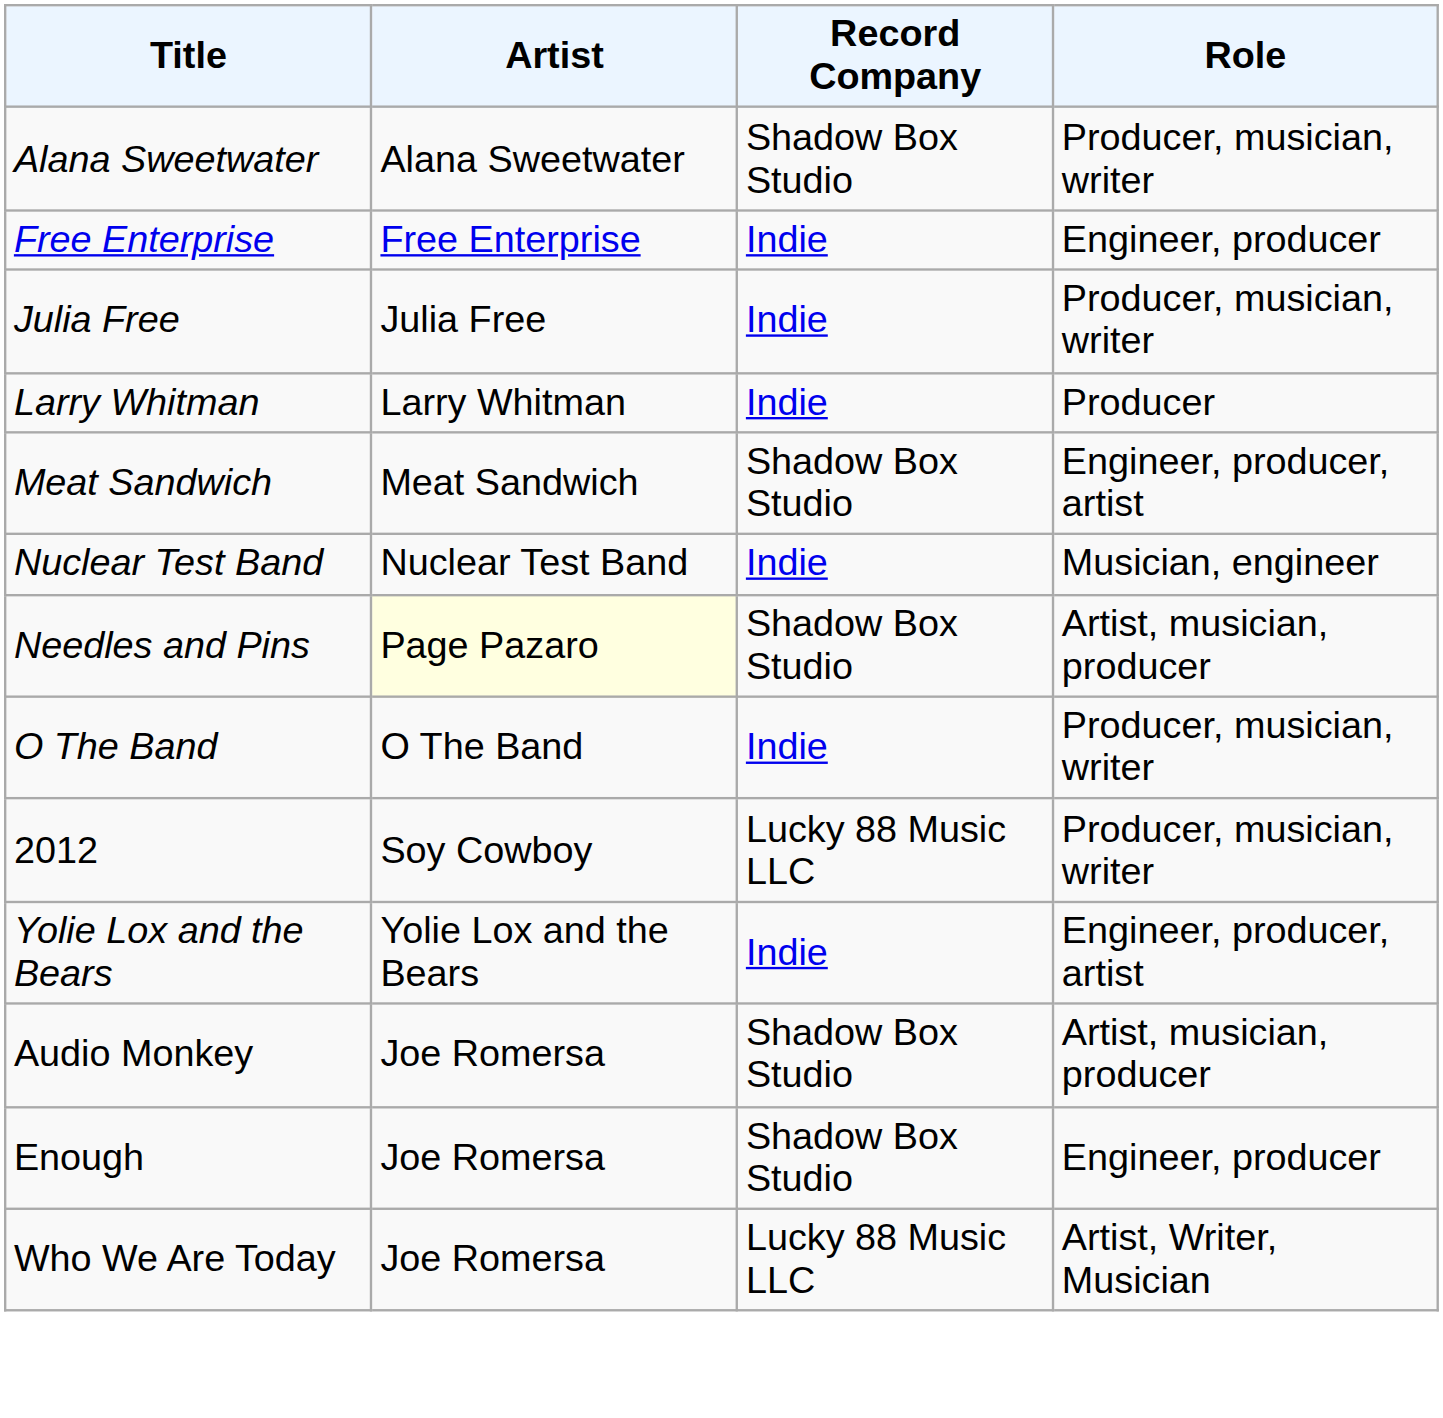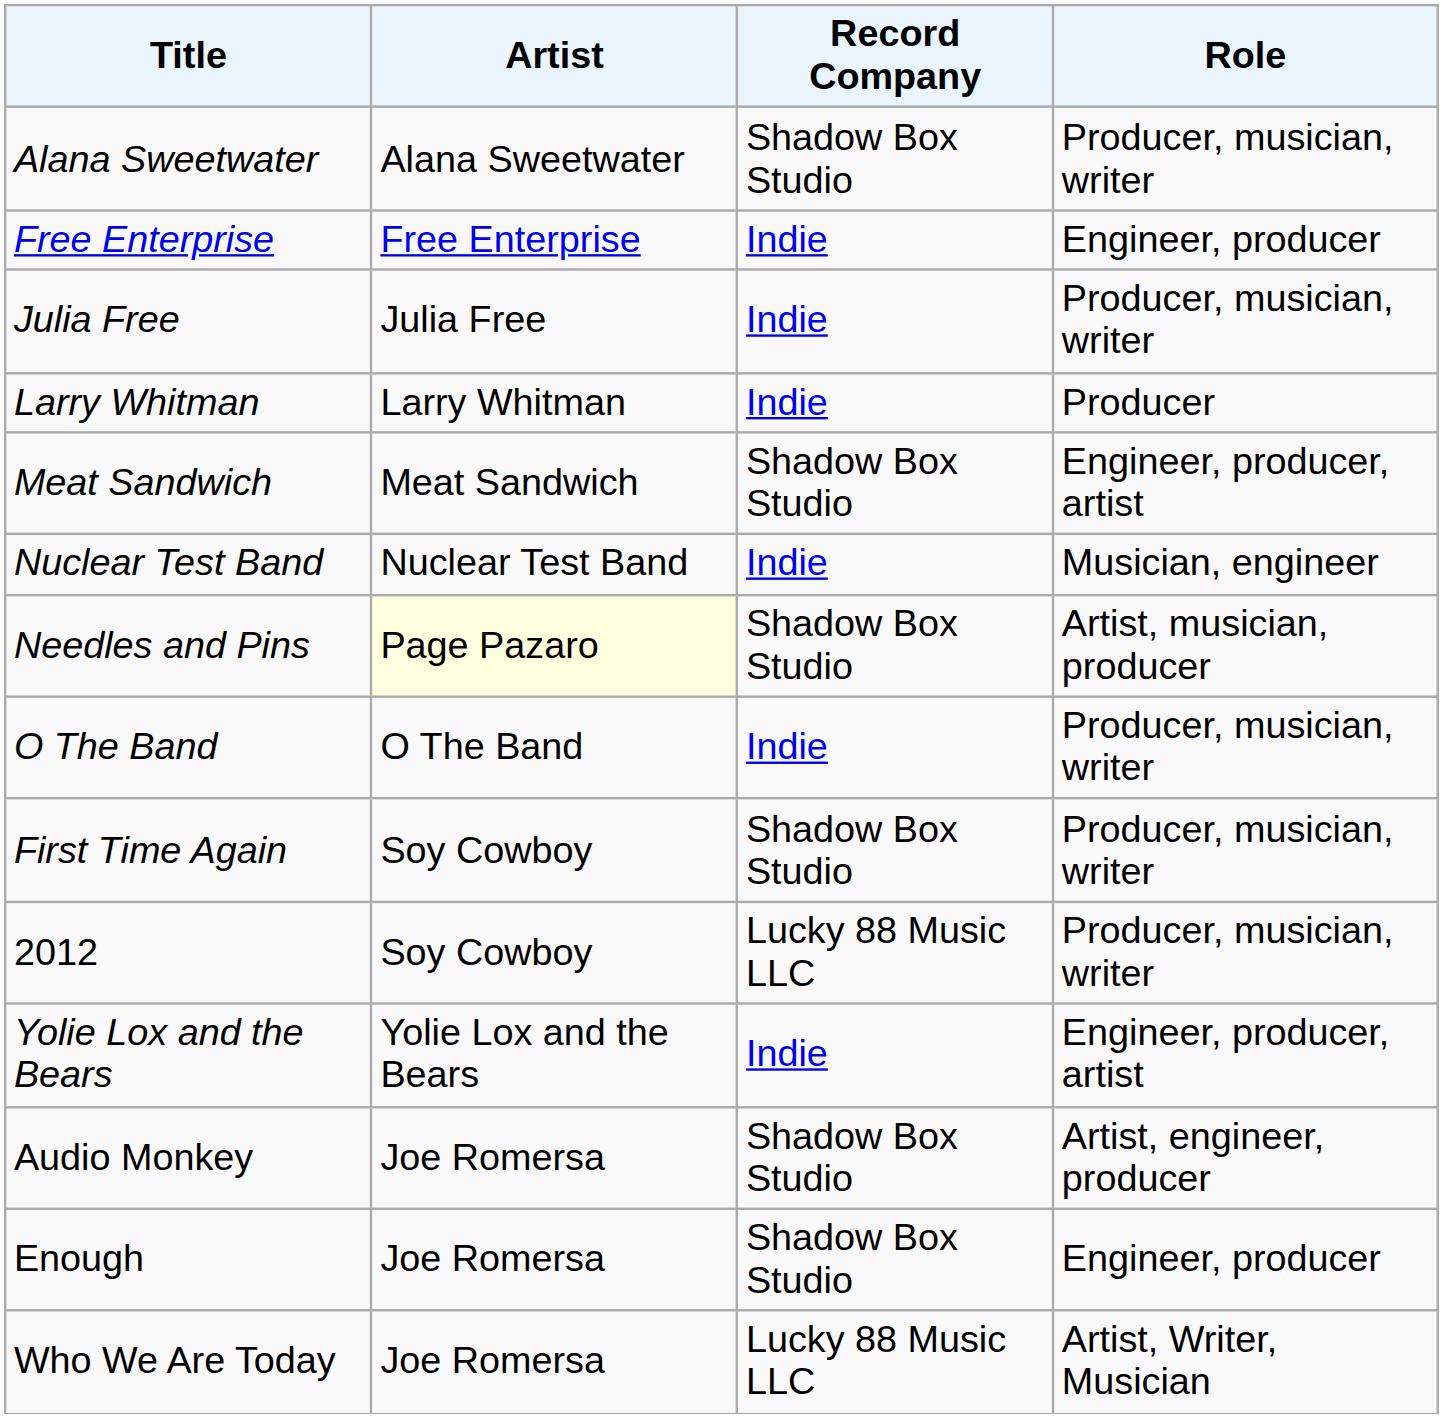+ row: (150, 849)
(1195, 1054) Artist, musician, producer -> (1193, 1156) Artist, engineer, producer
